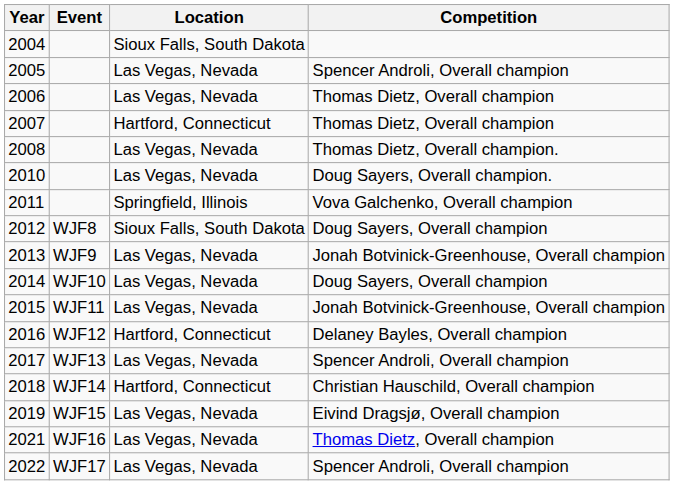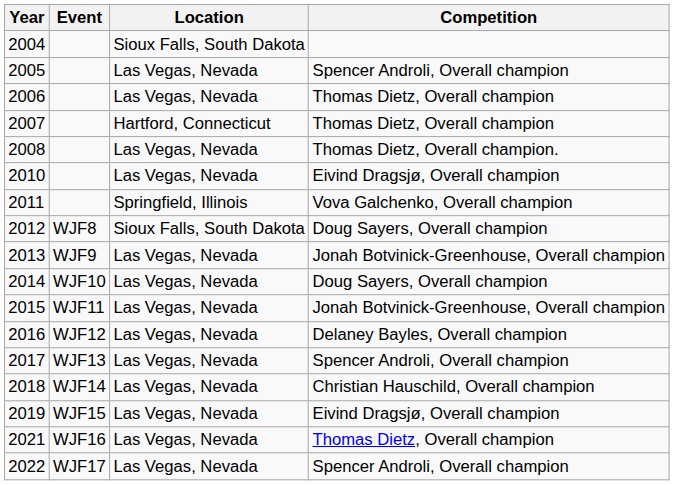(432, 176) Doug Sayers, Overall champion. -> (436, 176) Eivind Dragsjø, Overall champion
(192, 334) Hartford, Connecticut -> (186, 334) Las Vegas, Nevada
(192, 387) Hartford, Connecticut -> (186, 387) Las Vegas, Nevada
